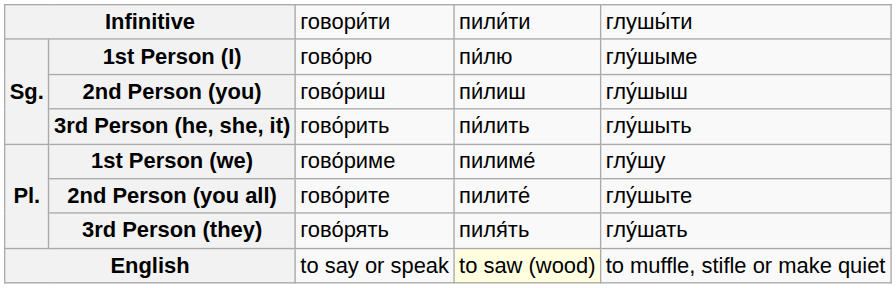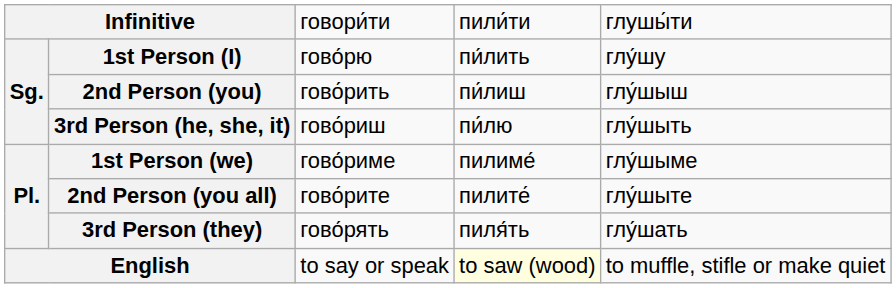(486, 56) пи́лю -> (494, 56) пи́лить
(652, 56) глу́шыме -> (636, 56) глу́шу
(343, 91) гово́риш -> (345, 91) гово́рить
(345, 126) гово́рить -> (343, 126) гово́риш
(494, 126) пи́лить -> (486, 126) пи́лю
(636, 160) глу́шу -> (652, 160) глу́шыме
